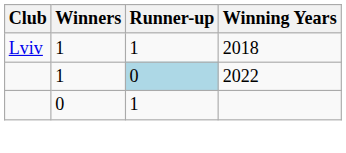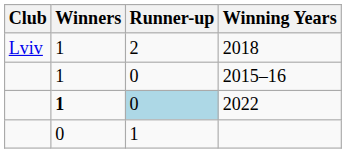(134, 47) 1 -> (134, 47) 2
+ row: (254, 76)
(60, 76) normal -> (60, 104) bold
